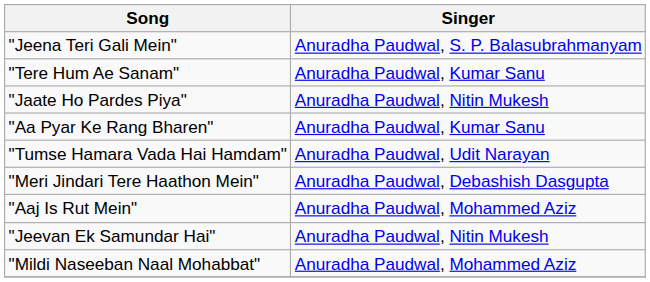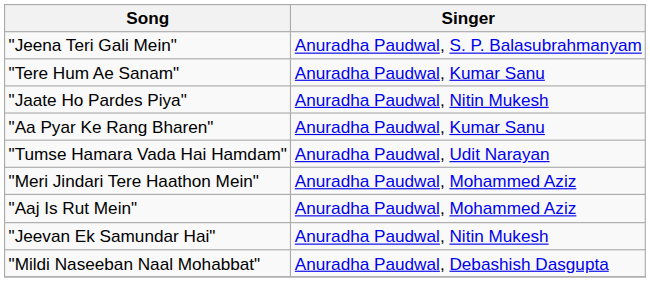(452, 181) Anuradha Paudwal, Debashish Dasgupta -> (436, 181) Anuradha Paudwal, Mohammed Aziz
(436, 263) Anuradha Paudwal, Mohammed Aziz -> (452, 263) Anuradha Paudwal, Debashish Dasgupta
